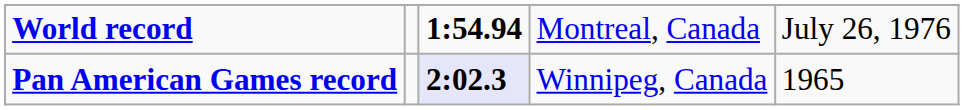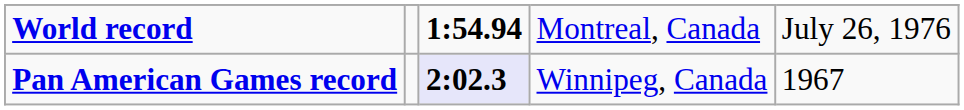(813, 78) 1965 -> (813, 78) 1967
